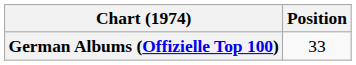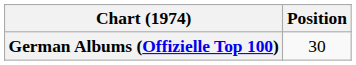(317, 45) 33 -> (317, 45) 30
